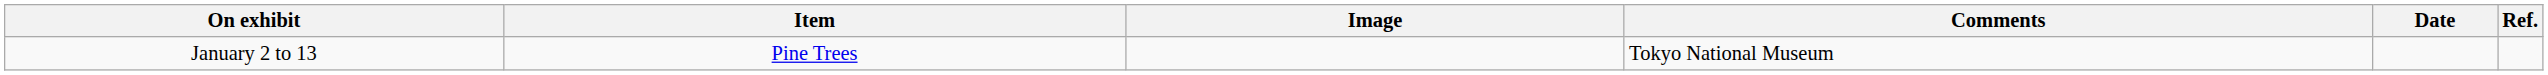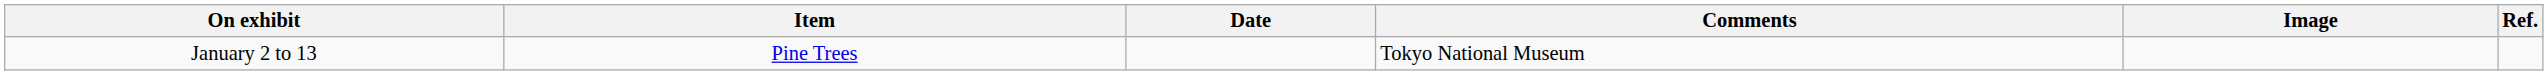columns swapped: (2435, 20) <-> (1375, 20)
